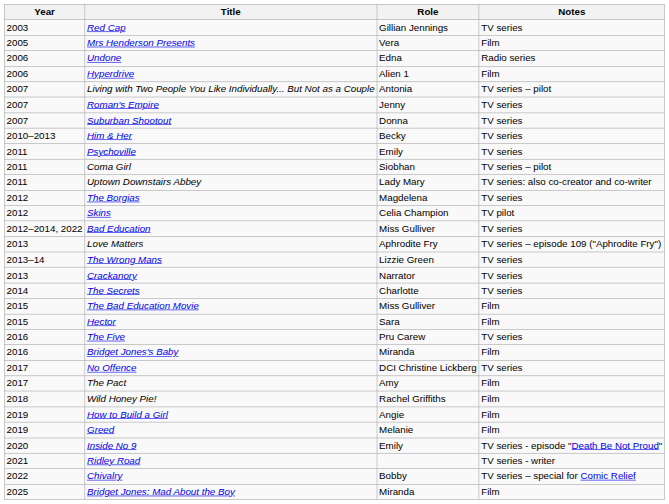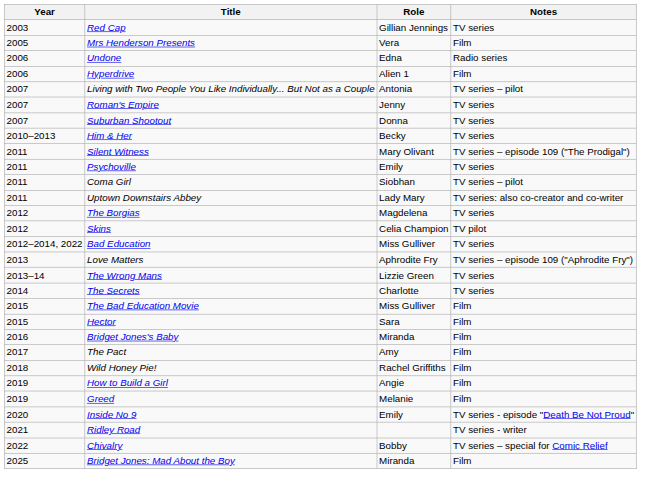+ row: (118, 151)
- row: (112, 275)
- row: (106, 337)
- row: (112, 368)
